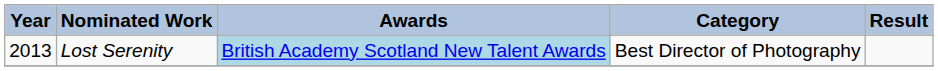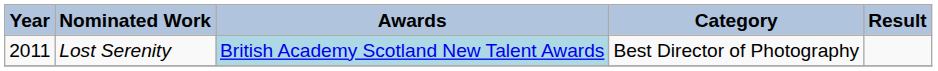(30, 50) 2013 -> (30, 50) 2011
